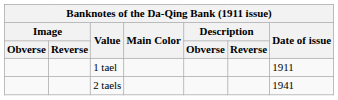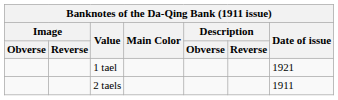(283, 68) 1911 -> (283, 68) 1921
(283, 86) 1941 -> (283, 86) 1911
